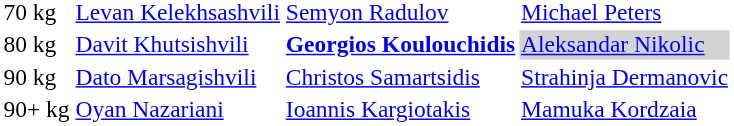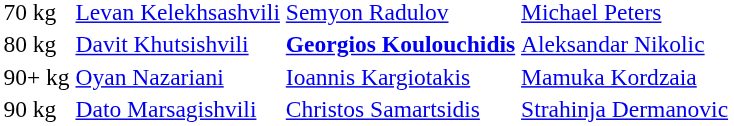(613, 44) lightgrey background -> (613, 44) no background
rows swapped: (30, 77) <-> (37, 109)
